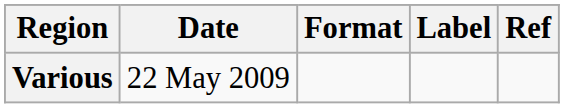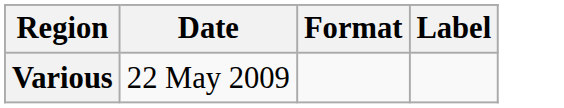- column: (528, 28)
